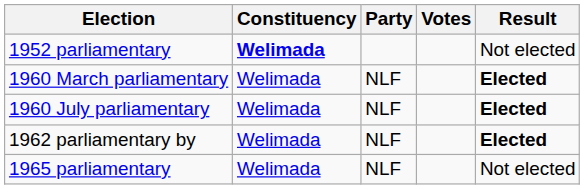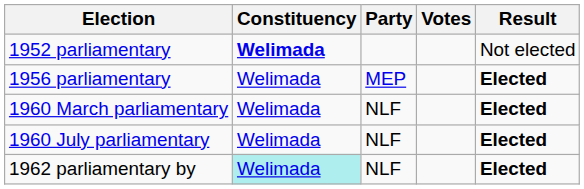+ row: (90, 79)
(279, 139) no background -> (279, 169) paleturquoise background
- row: (90, 169)
